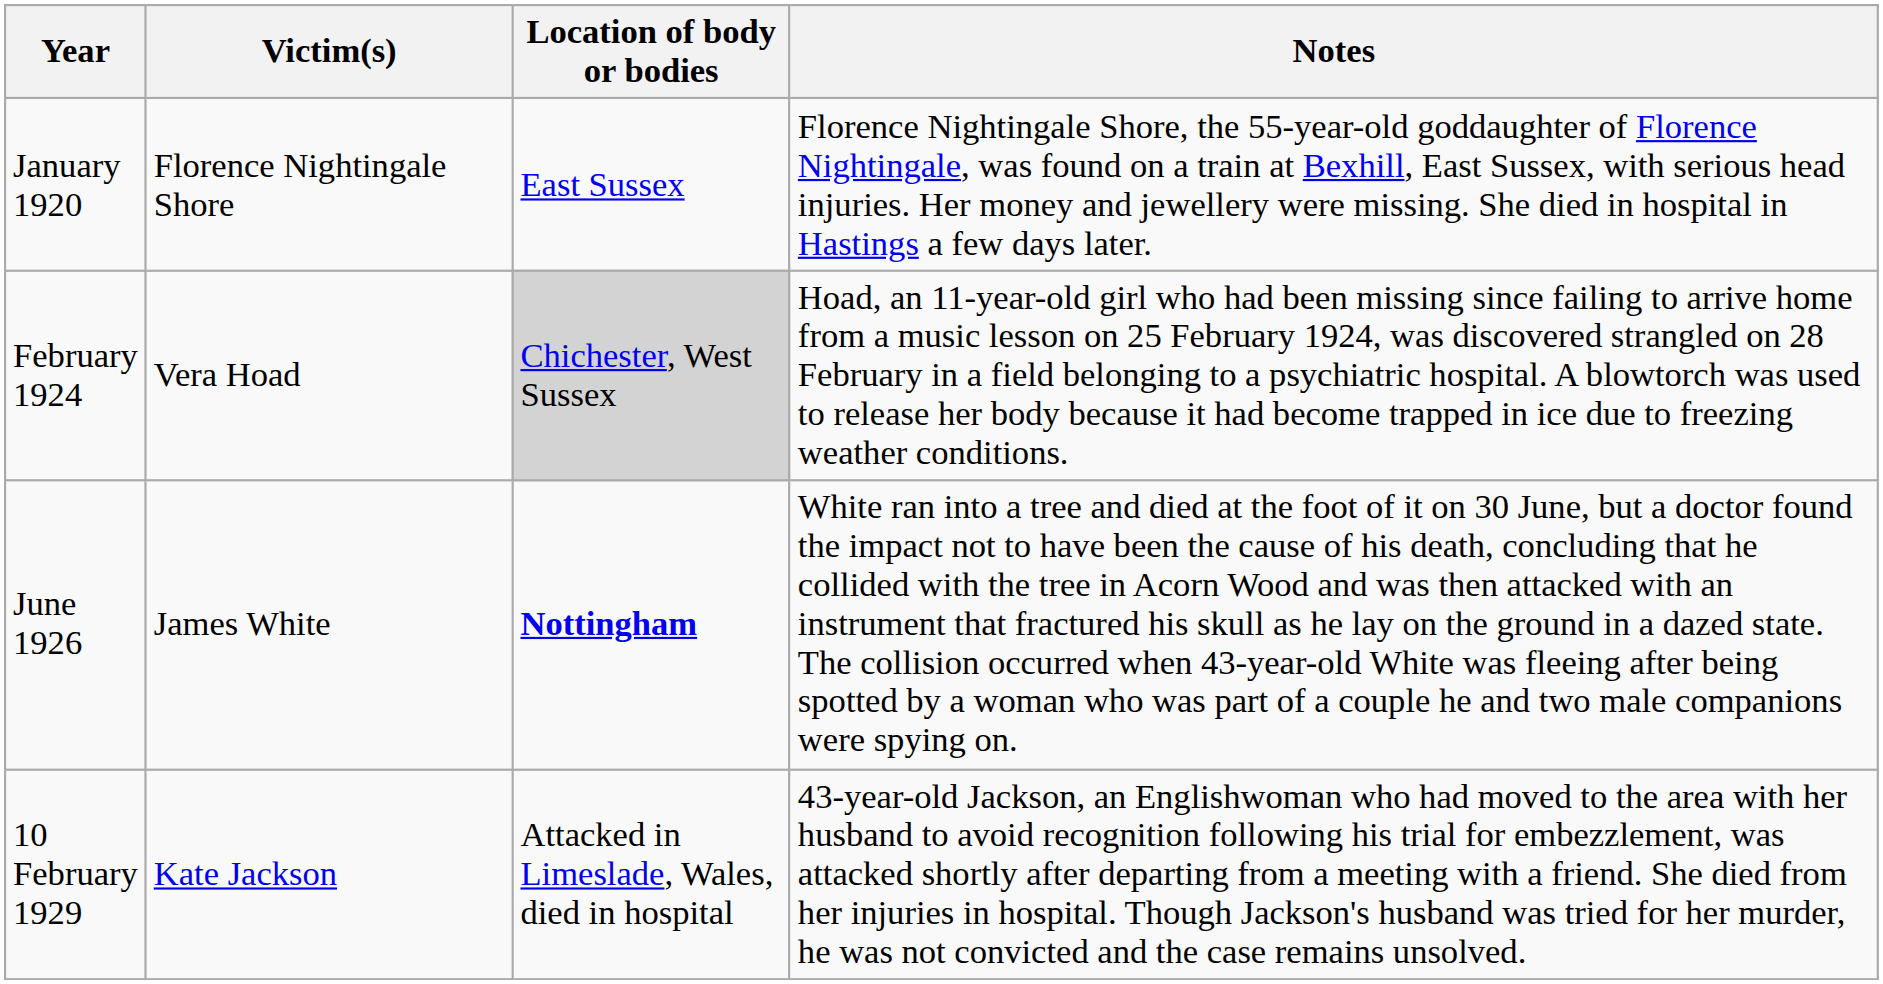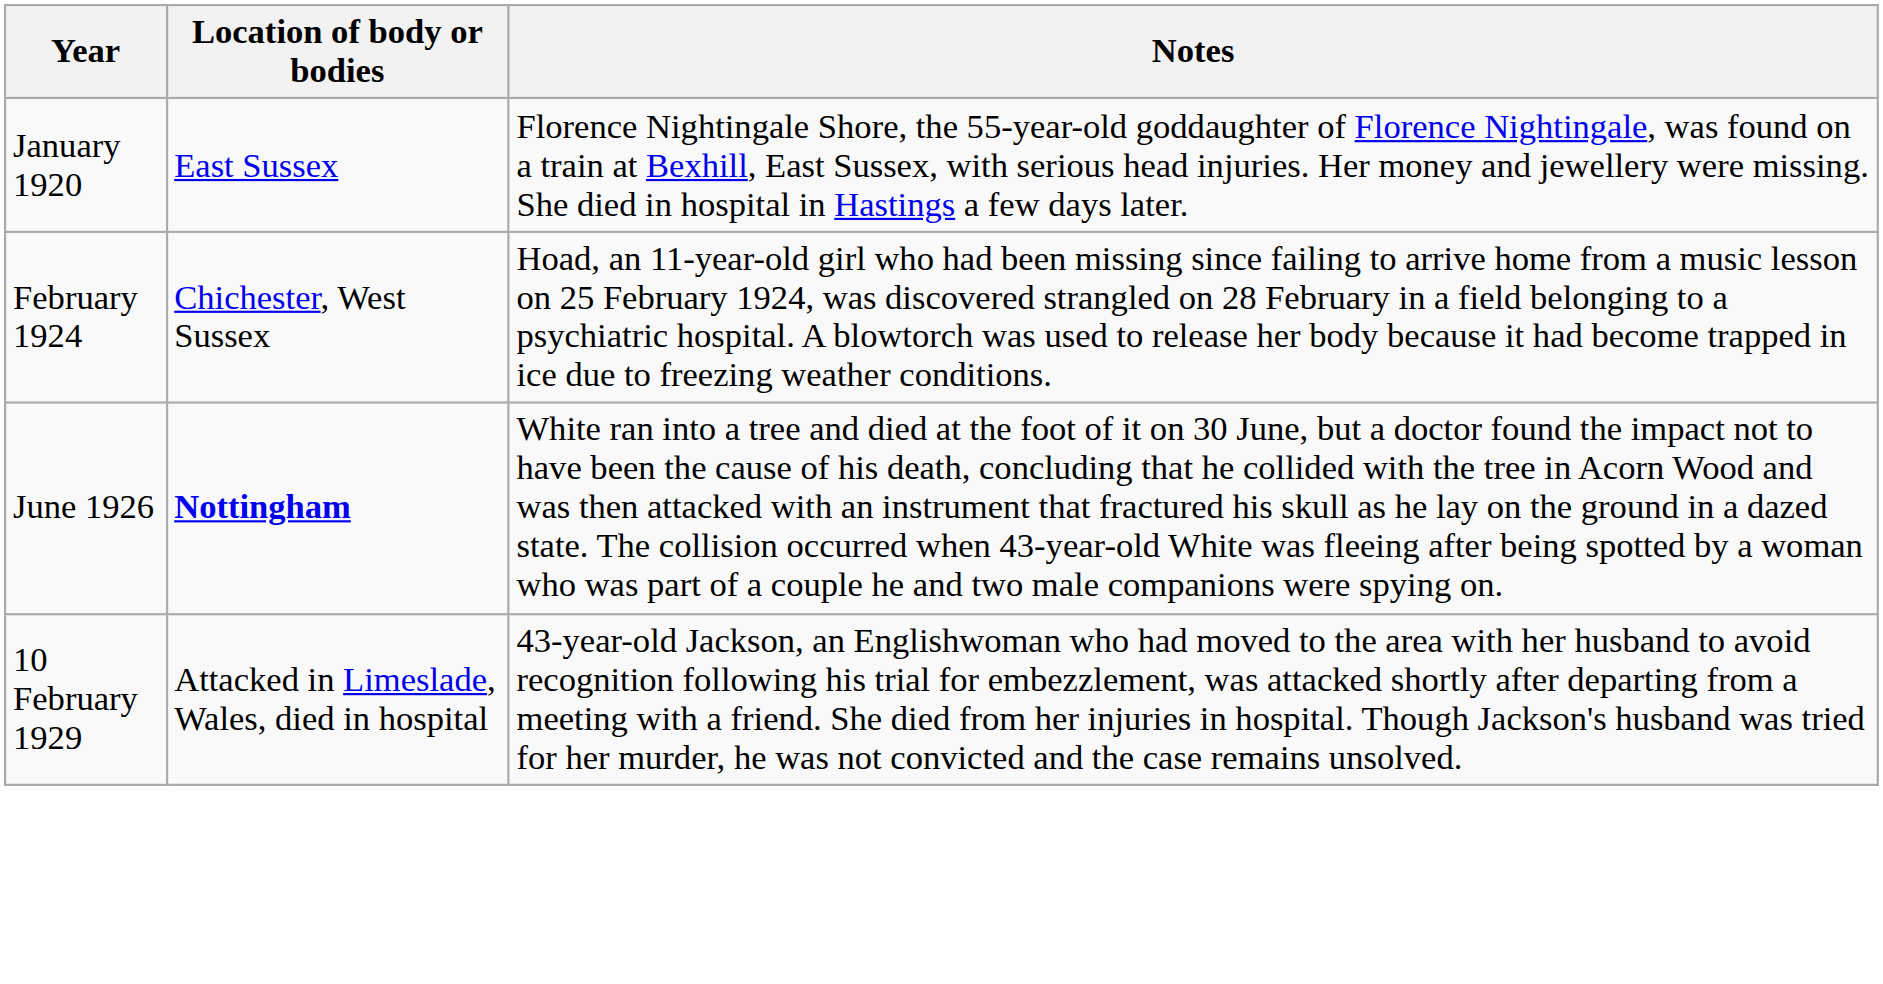- column: (329, 51)
(636, 374) lightgrey background -> (290, 316) no background
